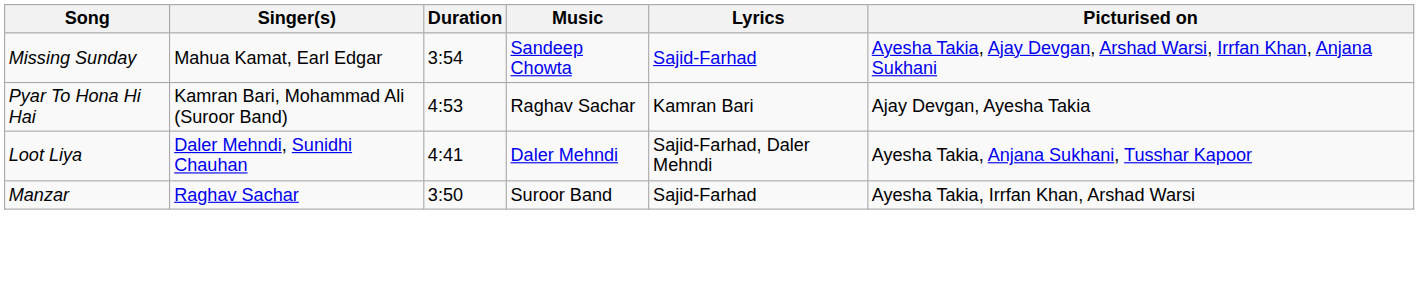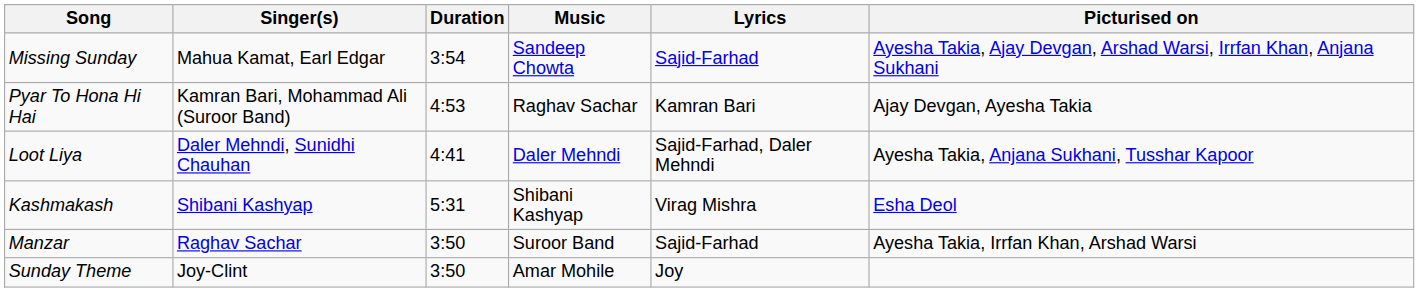+ row: (61, 204)
+ row: (70, 272)
